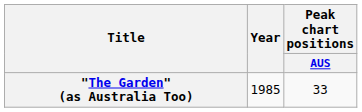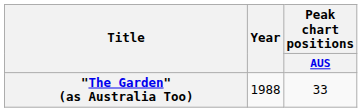(266, 90) 1985 -> (266, 90) 1988
